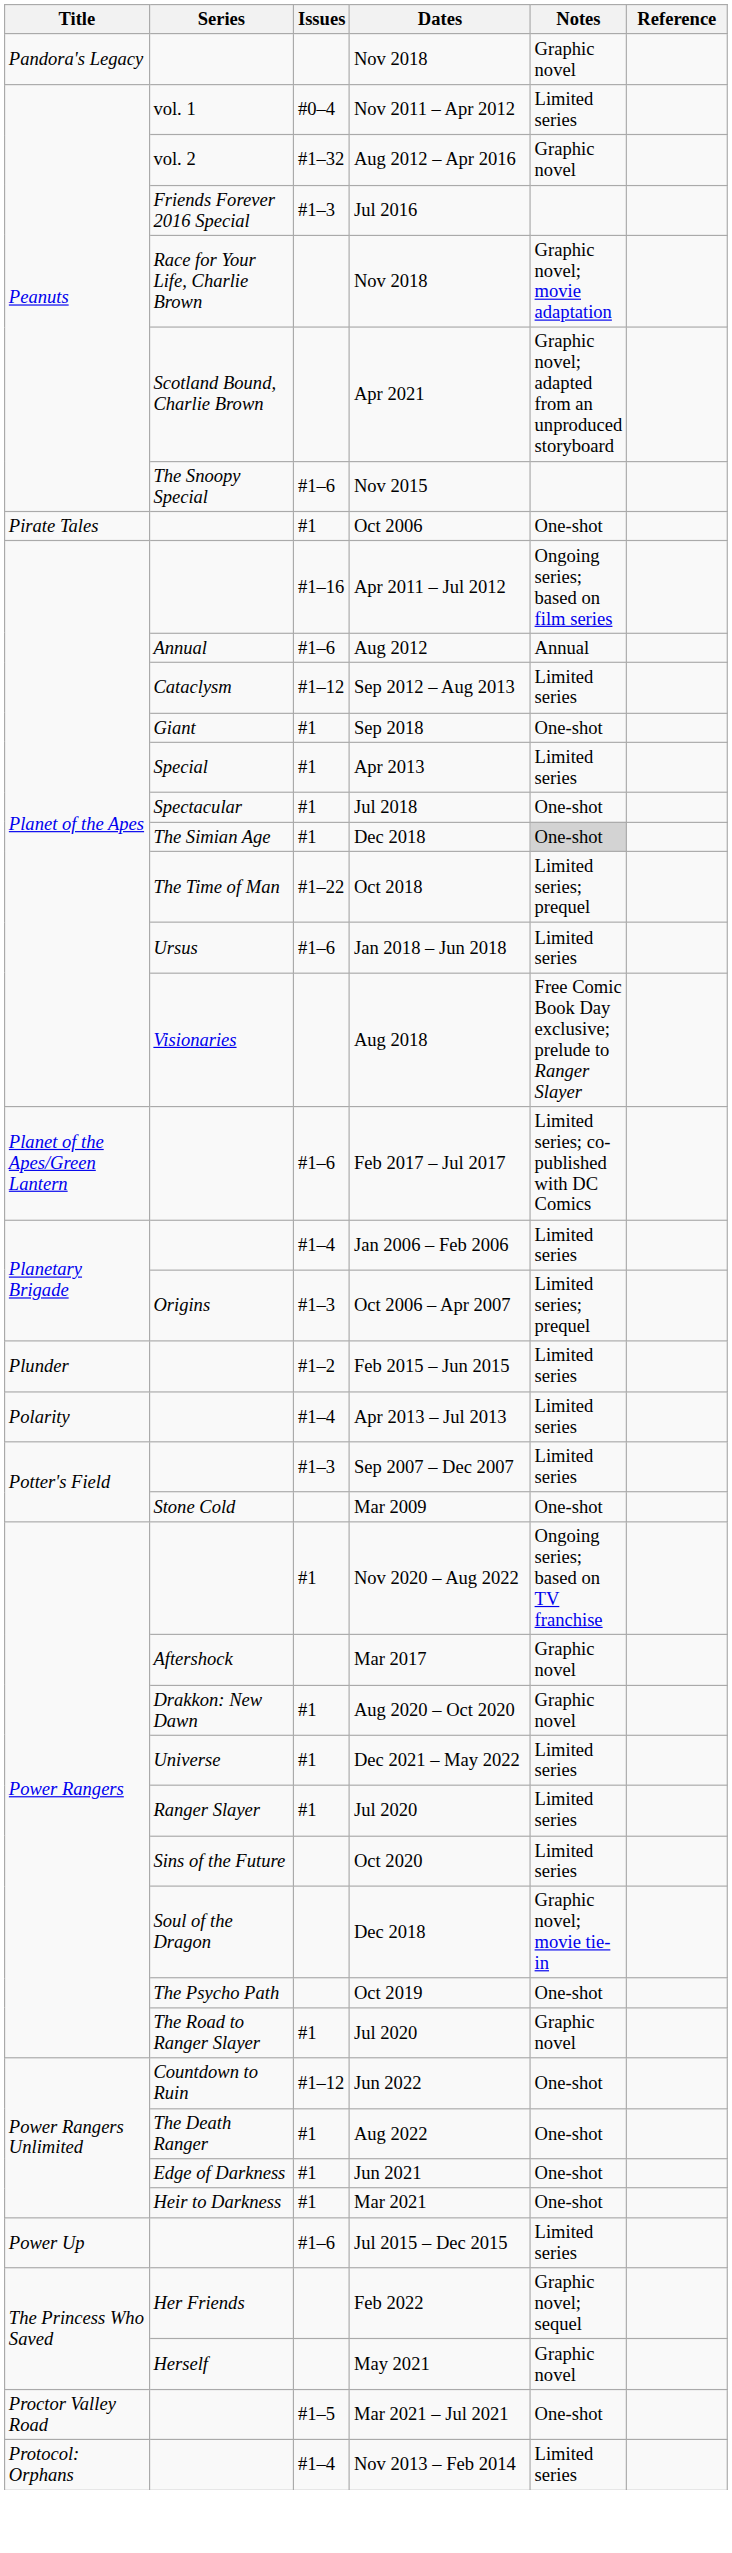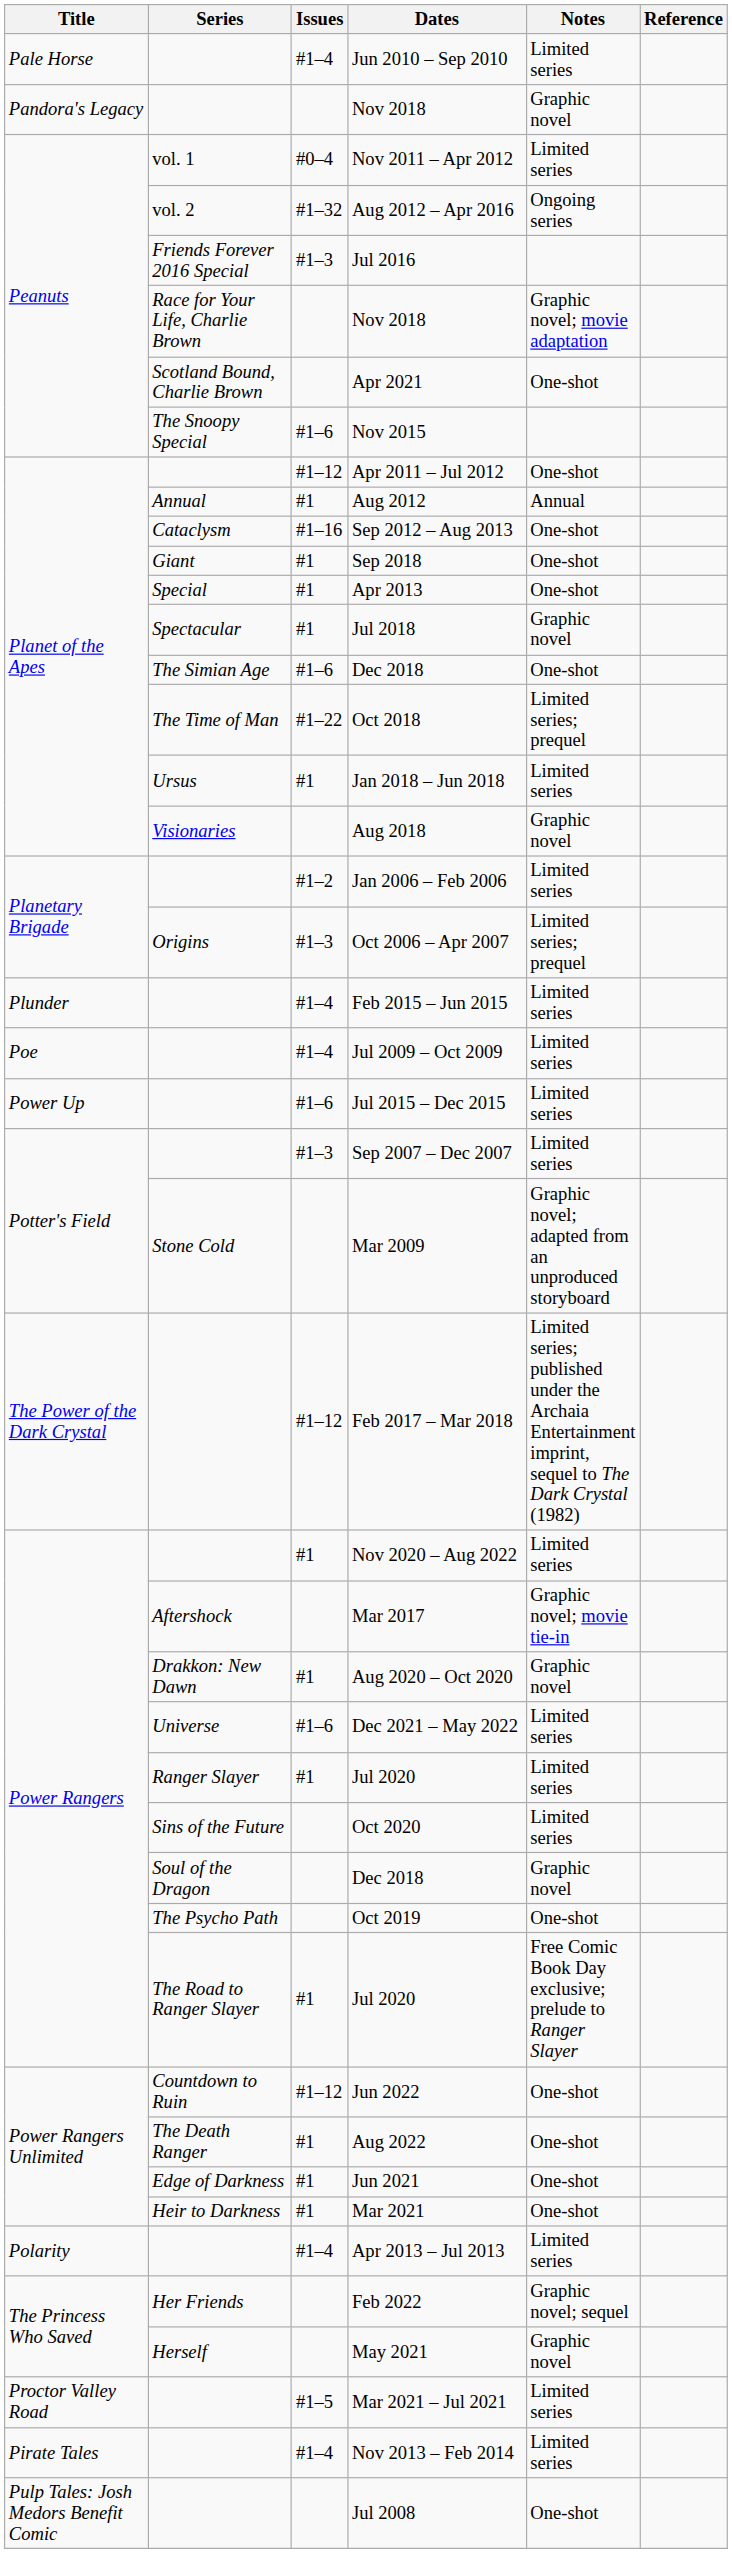+ row: (220, 59)
(564, 159) Graphic novel -> (563, 210) Ongoing series
(578, 394) Graphic novel; adapted from an unproduced storyboard -> (564, 381) One-shot
- row: (221, 526)
(321, 586) #1–16 -> (319, 472) #1–12
(574, 586) Ongoing series; based on film series -> (564, 472) One-shot
(316, 647) #1–6 -> (305, 501) #1
(321, 687) #1–12 -> (319, 530) #1–16
(564, 687) Limited series -> (564, 530) One-shot
(564, 767) Limited series -> (564, 589) One-shot
(569, 807) One-shot -> (560, 629) Graphic novel
(307, 836) #1 -> (314, 669) #1–6
(569, 836) lightgrey background -> (564, 669) no background
(316, 947) #1–6 -> (305, 780) #1
(578, 1039) Free Comic Book Day exclusive; prelude to Ranger Slayer -> (560, 830) Graphic novel
- row: (221, 1163)
(316, 1244) #1–4 -> (314, 881) #1–2
(316, 1366) #1–2 -> (314, 1002) #1–4
+ row: (220, 1053)
rows swapped: (221, 1417) <-> (221, 2243)
(569, 1506) One-shot -> (579, 1245) Graphic novel; adapted from an unproduced storyboard
+ row: (220, 1421)
(569, 1577) Ongoing series; based on TV franchise -> (560, 1555) Limited series
(564, 1659) Graphic novel -> (579, 1615) Graphic novel; movie tie-in
(307, 1760) #1 -> (314, 1727) #1–6
(572, 1932) Graphic novel; movie tie-in -> (560, 1877) Graphic novel
(564, 2032) Graphic novel -> (574, 1999) Free Comic Book Day exclusive; prelude to Ranger Slayer
(569, 2414) One-shot -> (560, 2402) Limited series
(44, 2464) Protocol: Orphans -> (54, 2452) Pirate Tales
+ row: (220, 2513)
